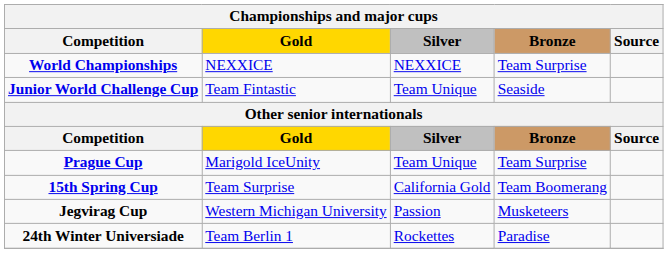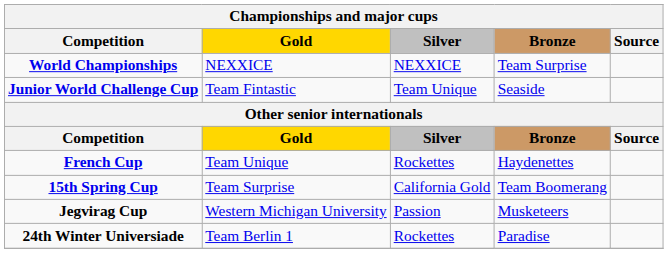- row: (103, 162)
+ row: (103, 162)
